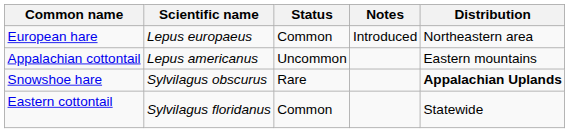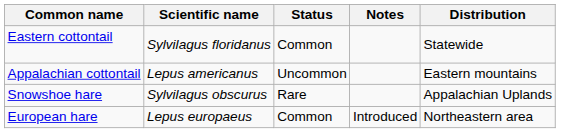rows swapped: (60, 101) <-> (53, 36)
(493, 79) bold -> (488, 95) normal
